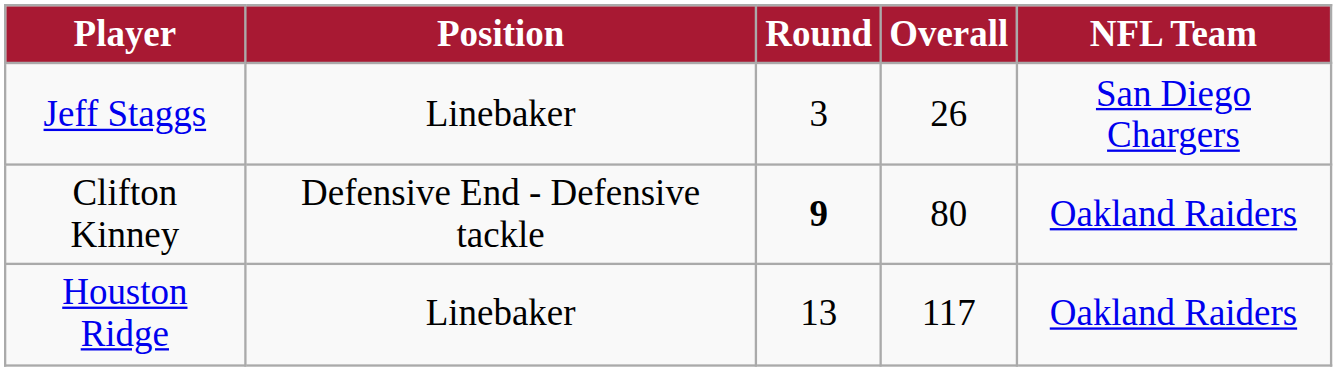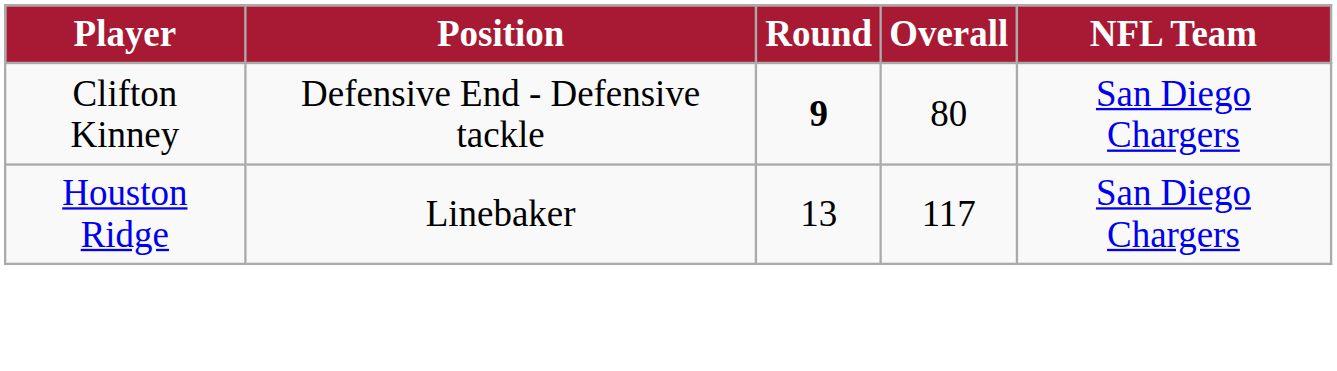- row: (125, 113)
(1173, 213) Oakland Raiders -> (1173, 113) San Diego Chargers
(1173, 313) Oakland Raiders -> (1173, 213) San Diego Chargers
